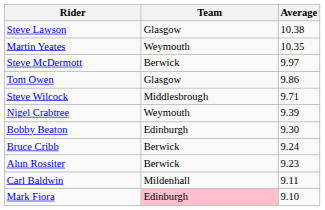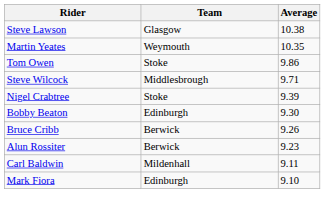- row: (44, 63)
(162, 79) Glasgow -> (156, 63) Stoke
(167, 113) Weymouth -> (156, 96) Stoke
(290, 146) 9.24 -> (290, 130) 9.26
(166, 197) pink background -> (166, 180) no background
